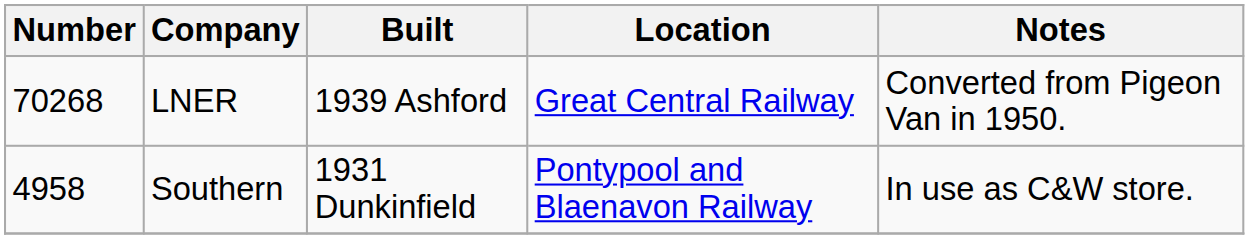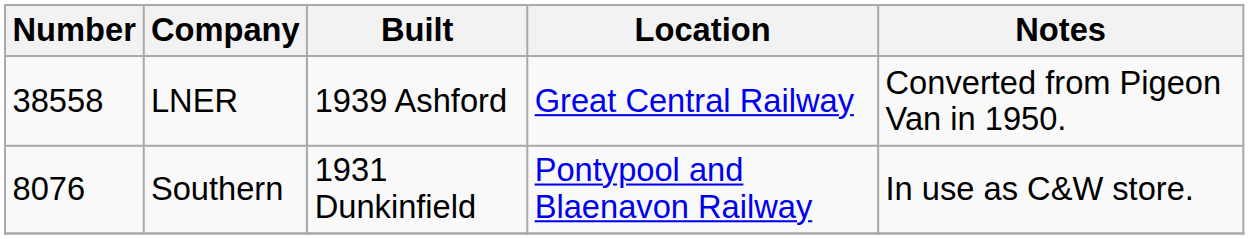(58, 100) 70268 -> (58, 100) 38558
(49, 188) 4958 -> (49, 188) 8076
